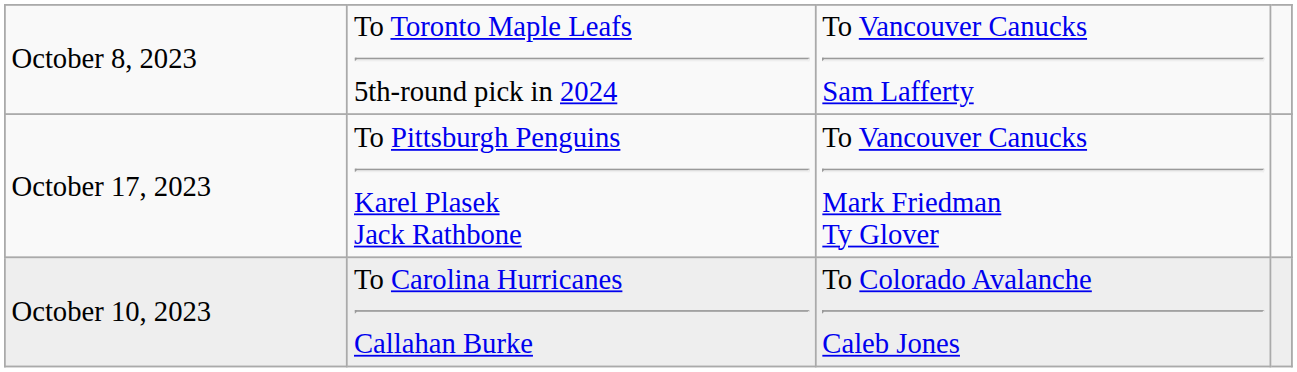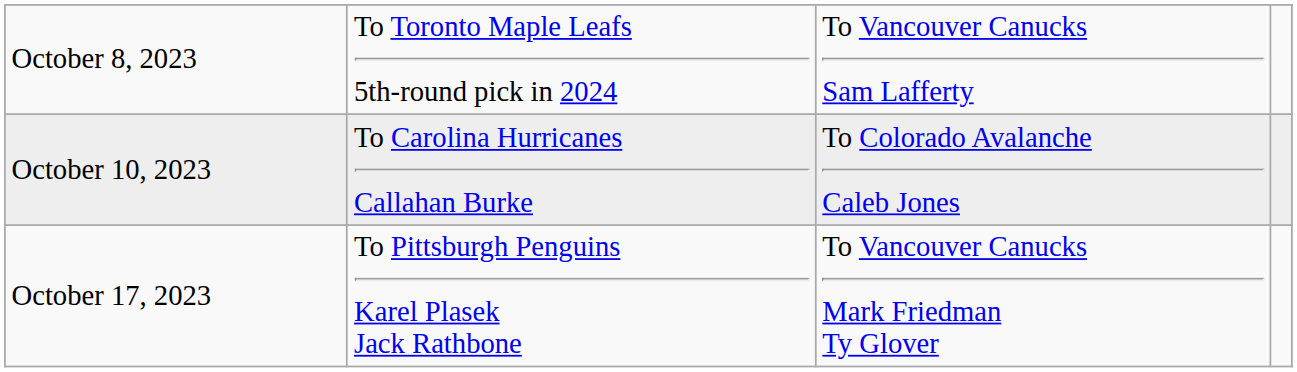rows swapped: (111, 311) <-> (111, 185)
